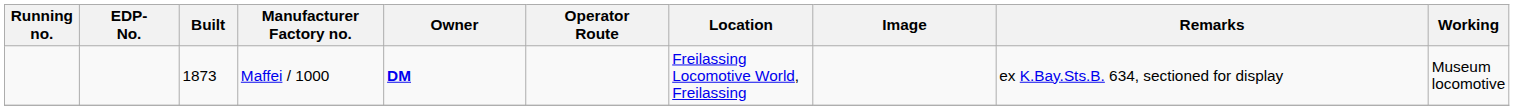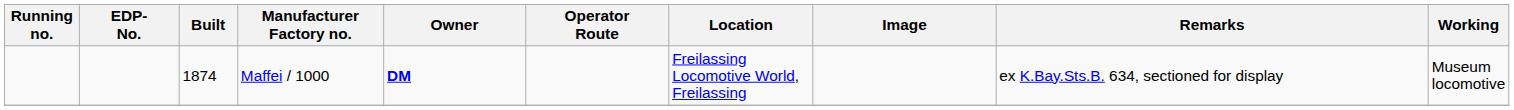(200, 75) 1873 -> (200, 75) 1874
